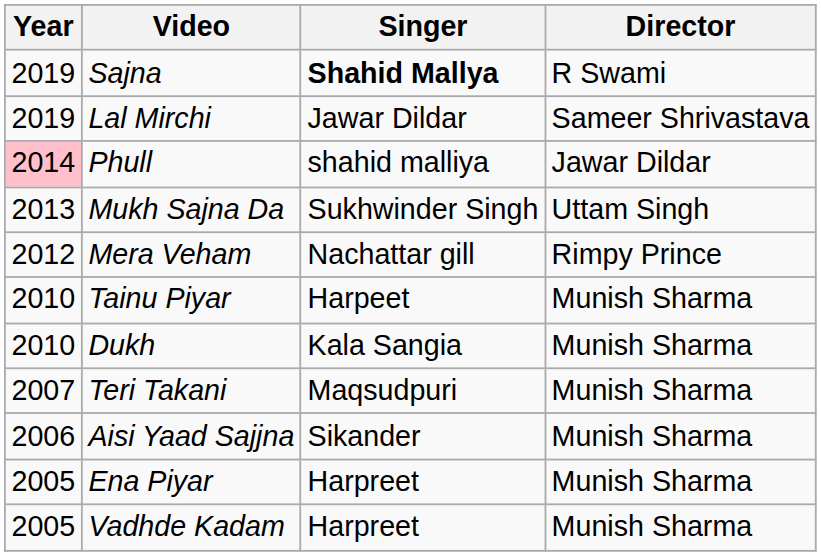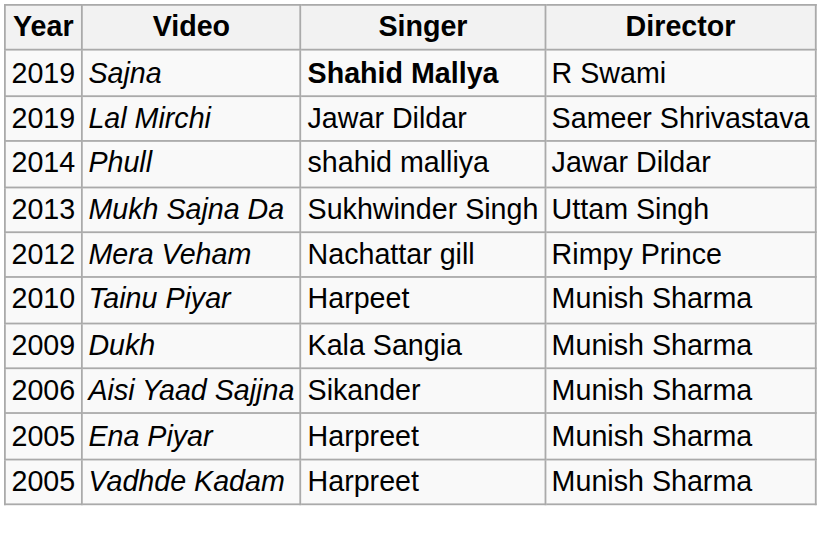(43, 163) pink background -> (43, 163) no background
(43, 345) 2010 -> (43, 345) 2009
- row: (157, 390)
